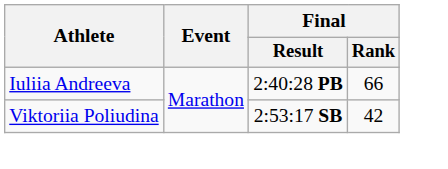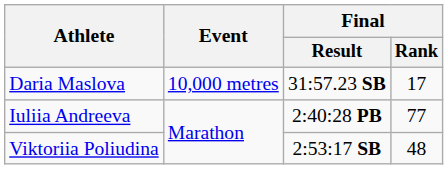+ row: (67, 83)
(374, 83) 66 -> (416, 116) 77
(374, 116) 42 -> (416, 148) 48
